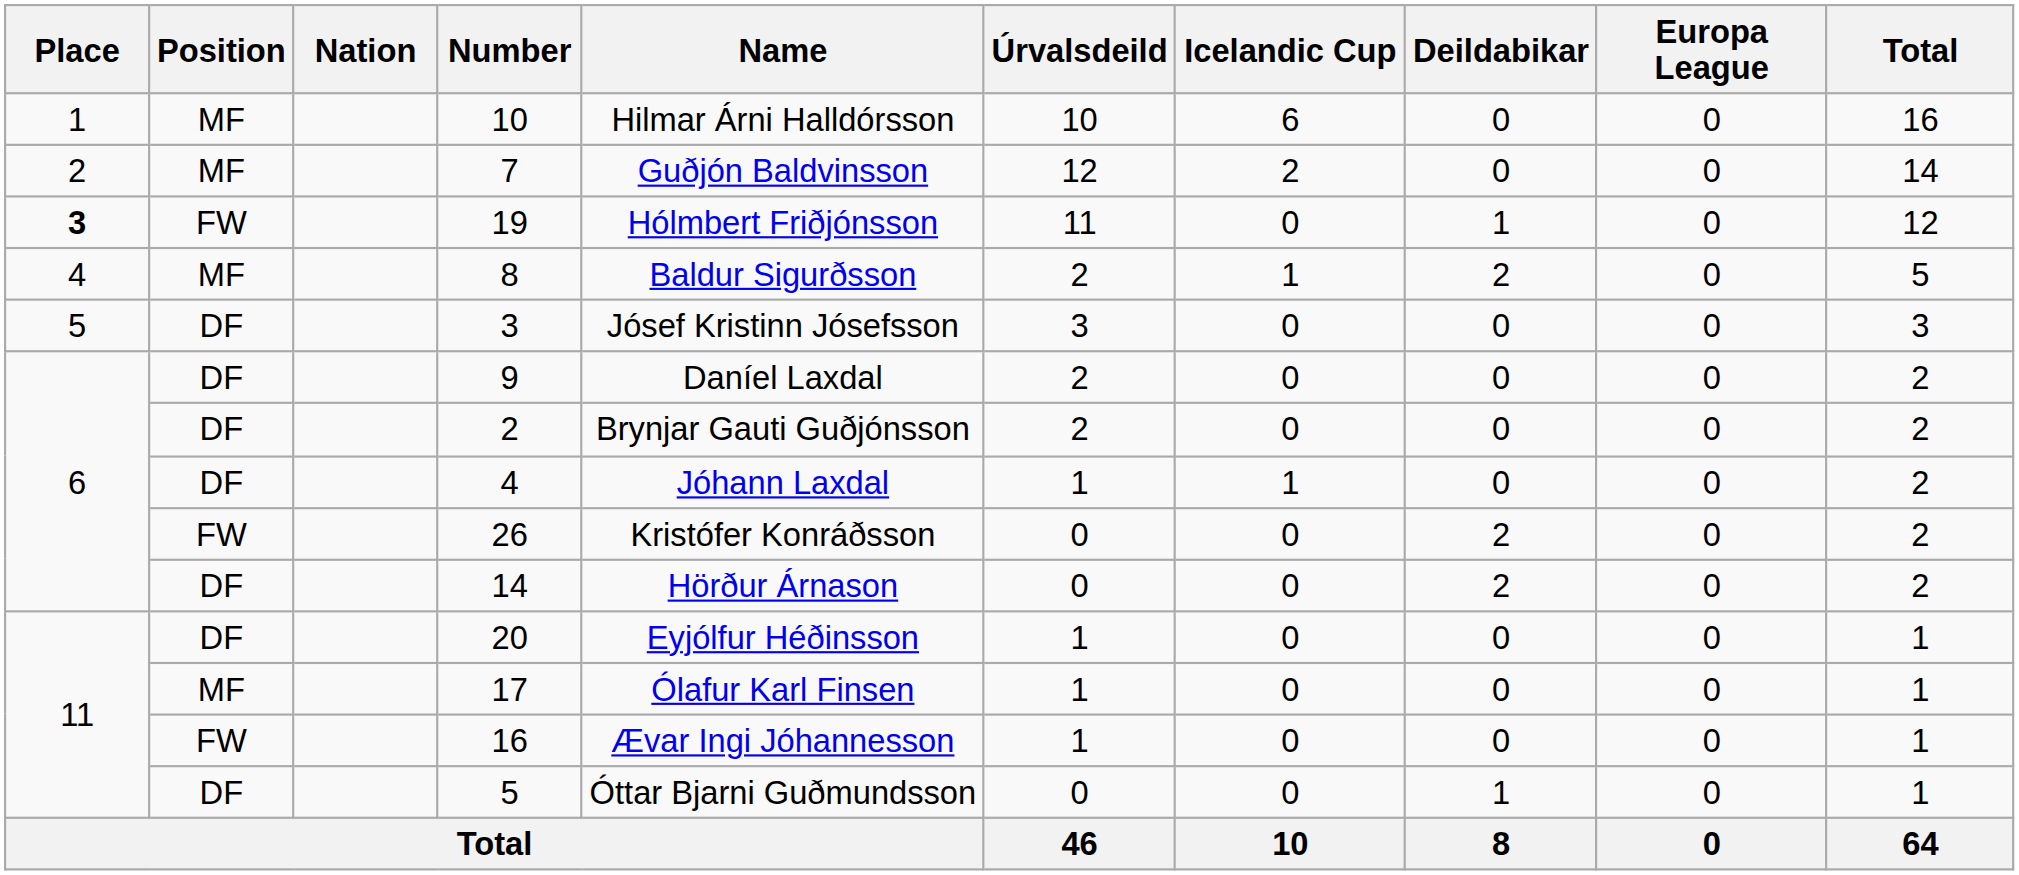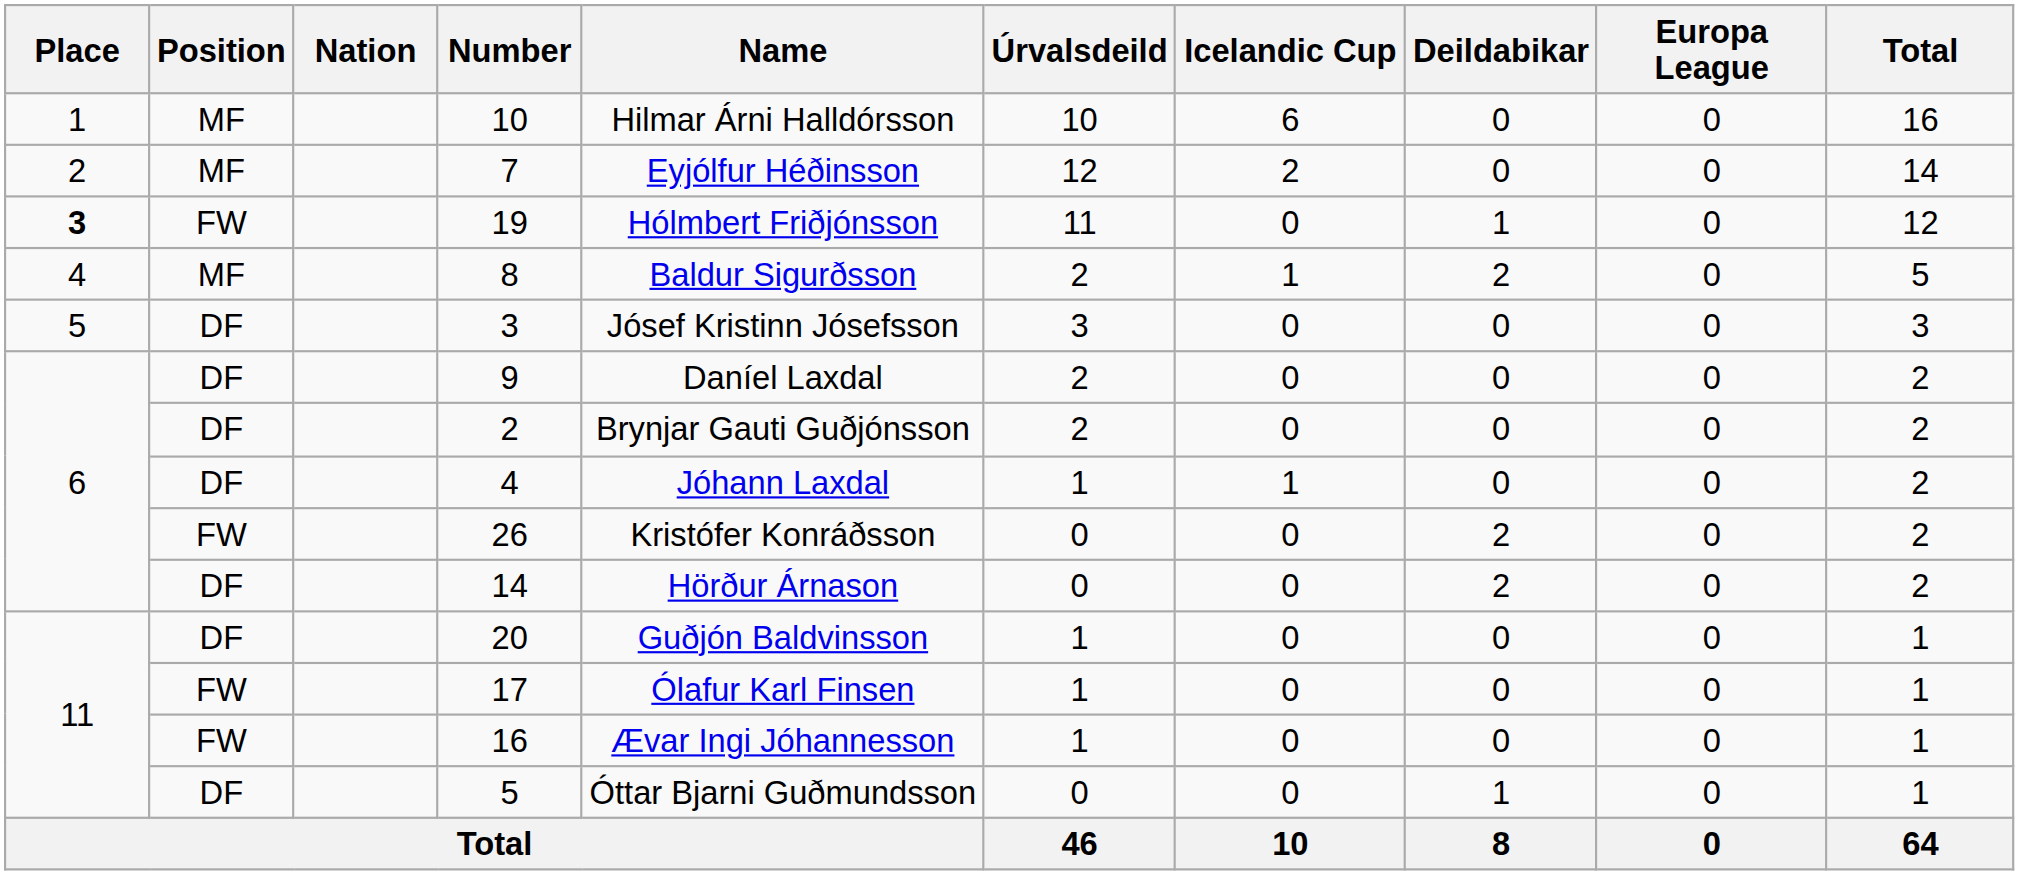(783, 171) Guðjón Baldvinsson -> (783, 171) Eyjólfur Héðinsson
(783, 637) Eyjólfur Héðinsson -> (783, 637) Guðjón Baldvinsson
(221, 688) MF -> (221, 688) FW
